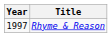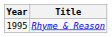(17, 26) 1997 -> (17, 26) 1995
